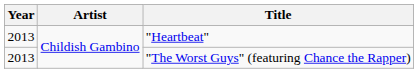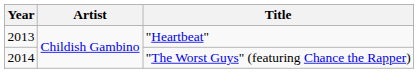(21, 57) 2013 -> (21, 57) 2014
